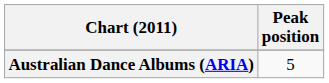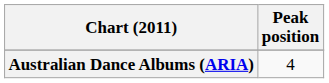(290, 63) 5 -> (290, 63) 4
